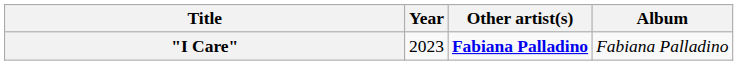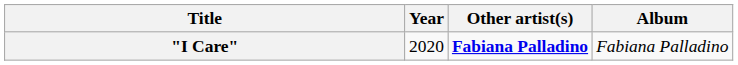(426, 45) 2023 -> (426, 45) 2020
